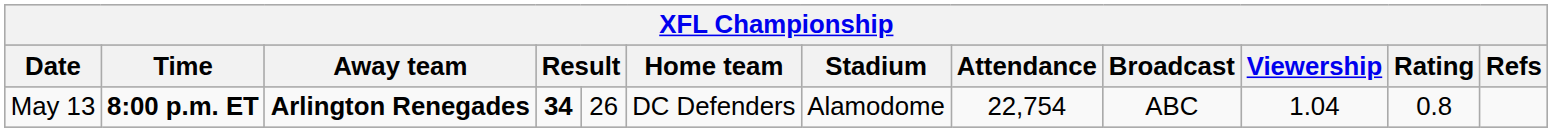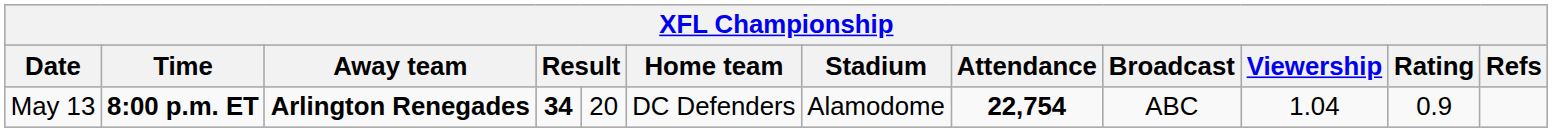(604, 106) 26 -> (604, 106) 20
(1027, 106) normal -> (1027, 106) bold
(1434, 106) 0.8 -> (1434, 106) 0.9
